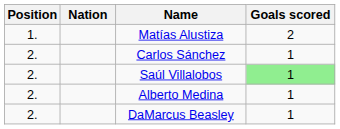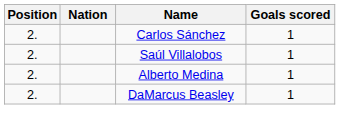- row: (181, 35)
(291, 75) lightgreen background -> (291, 55) no background
